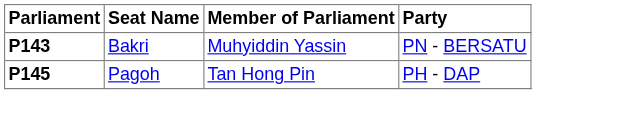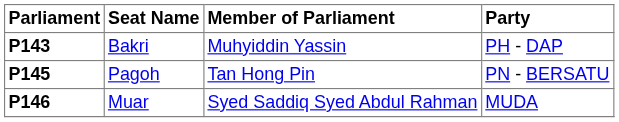(465, 46) PN - BERSATU -> (524, 46) PH - DAP
(441, 74) PH - DAP -> (547, 74) PN - BERSATU
+ row: (29, 102)
